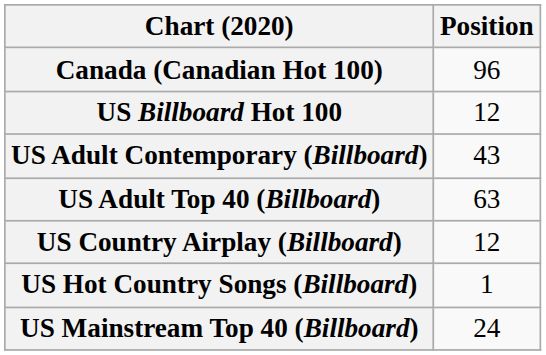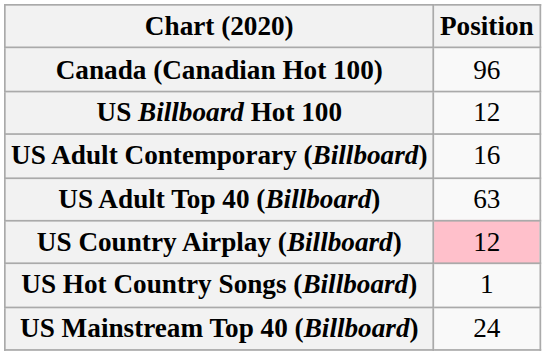(487, 155) 43 -> (487, 155) 16
(487, 241) no background -> (487, 241) pink background
